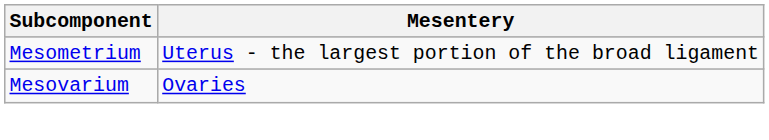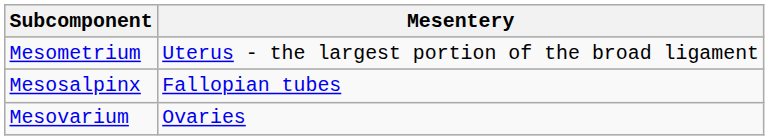+ row: (75, 86)
